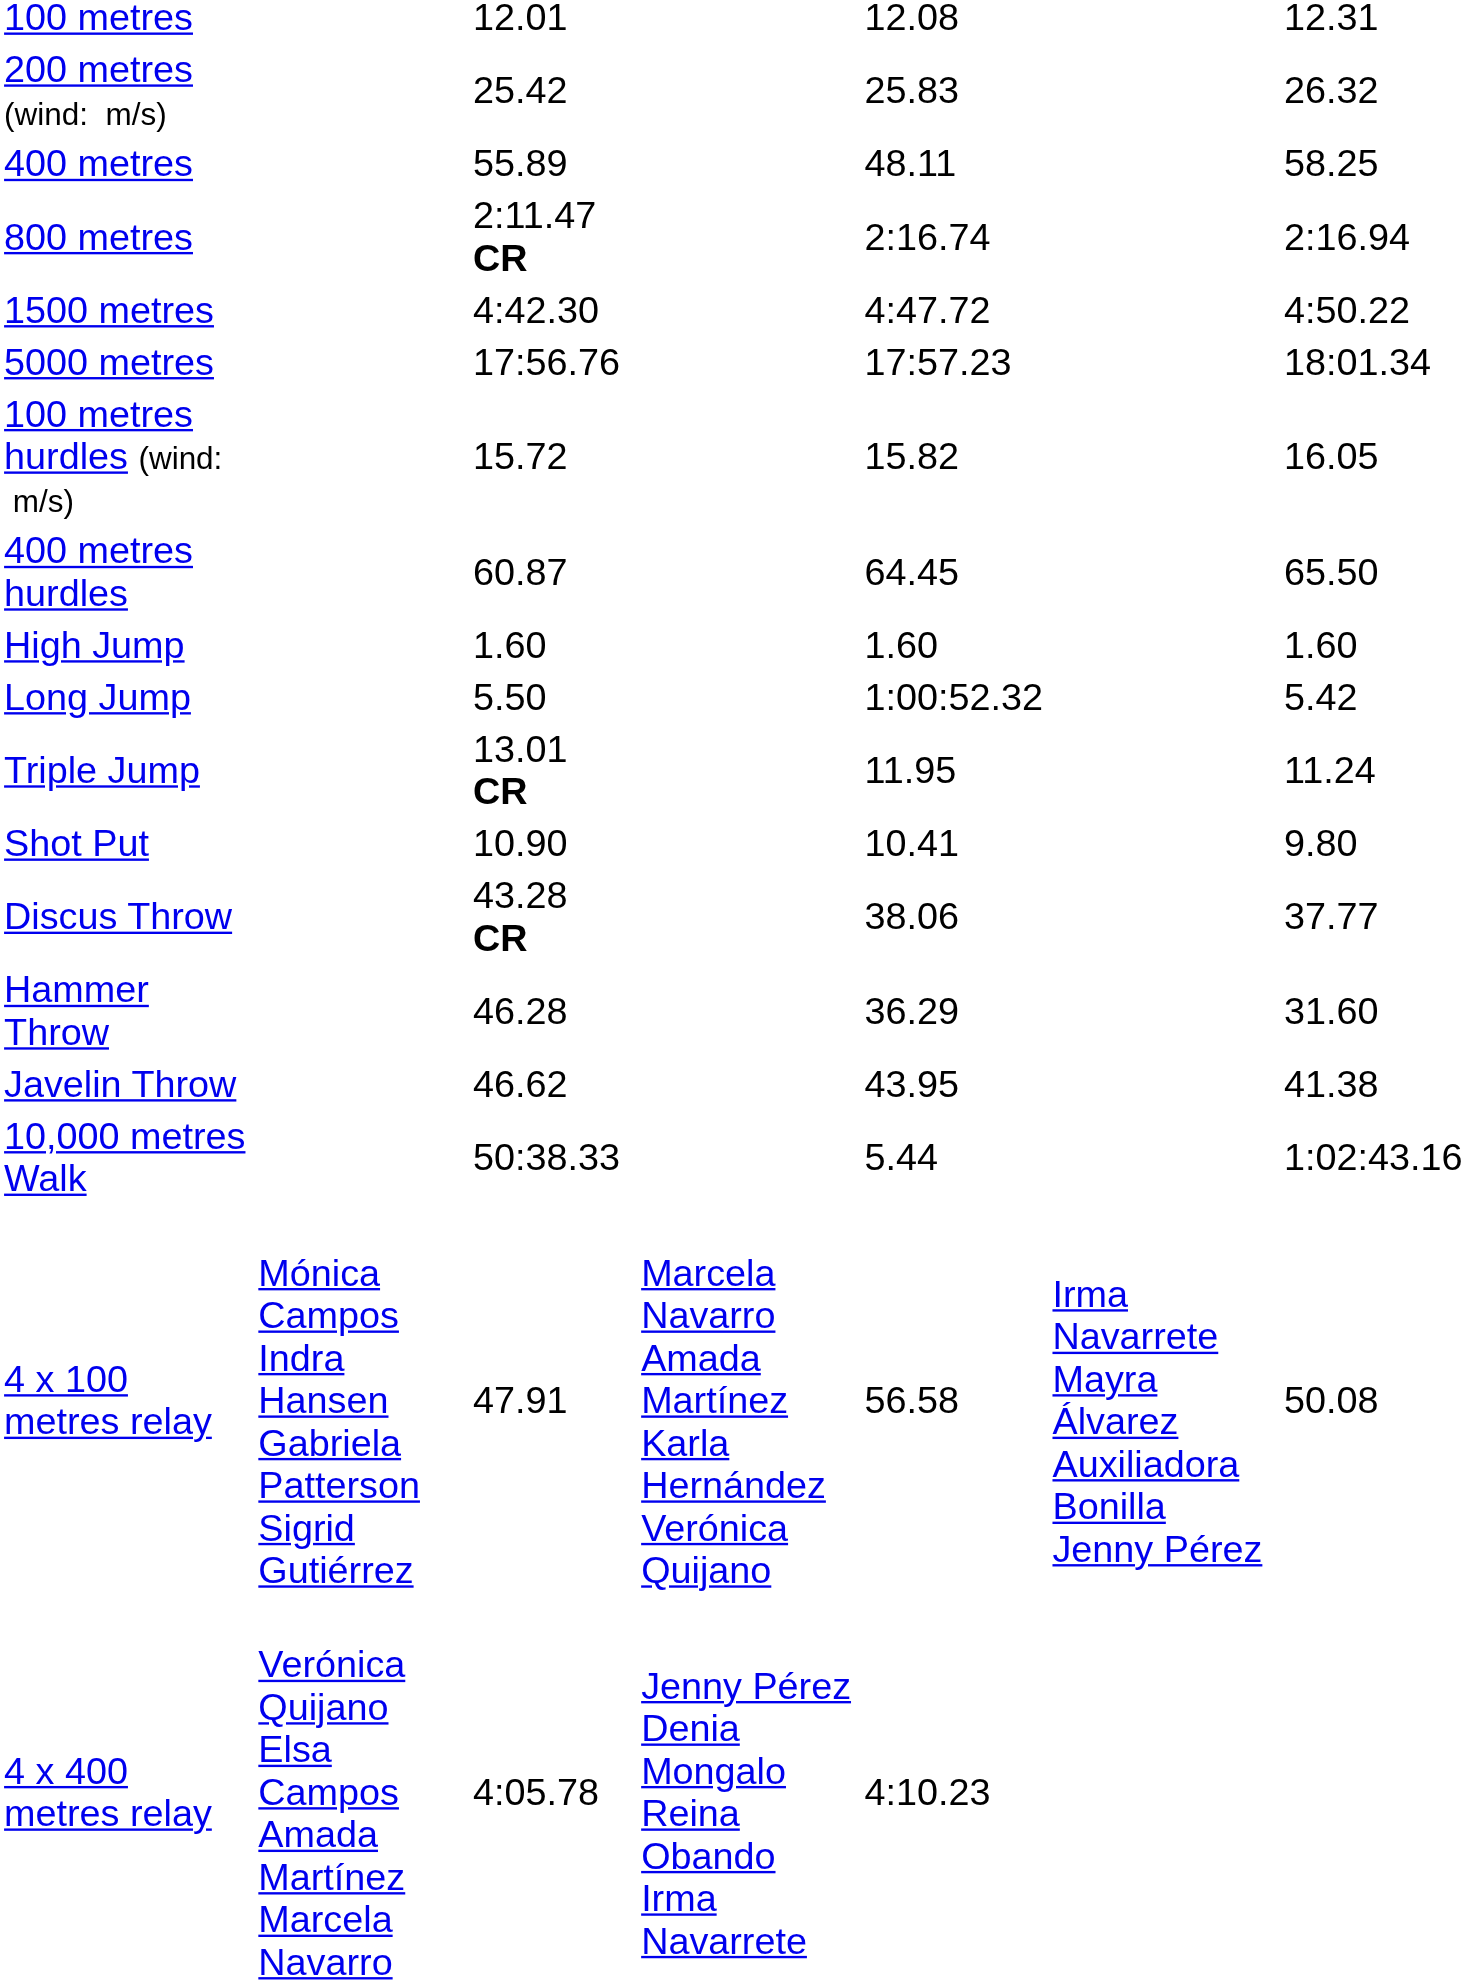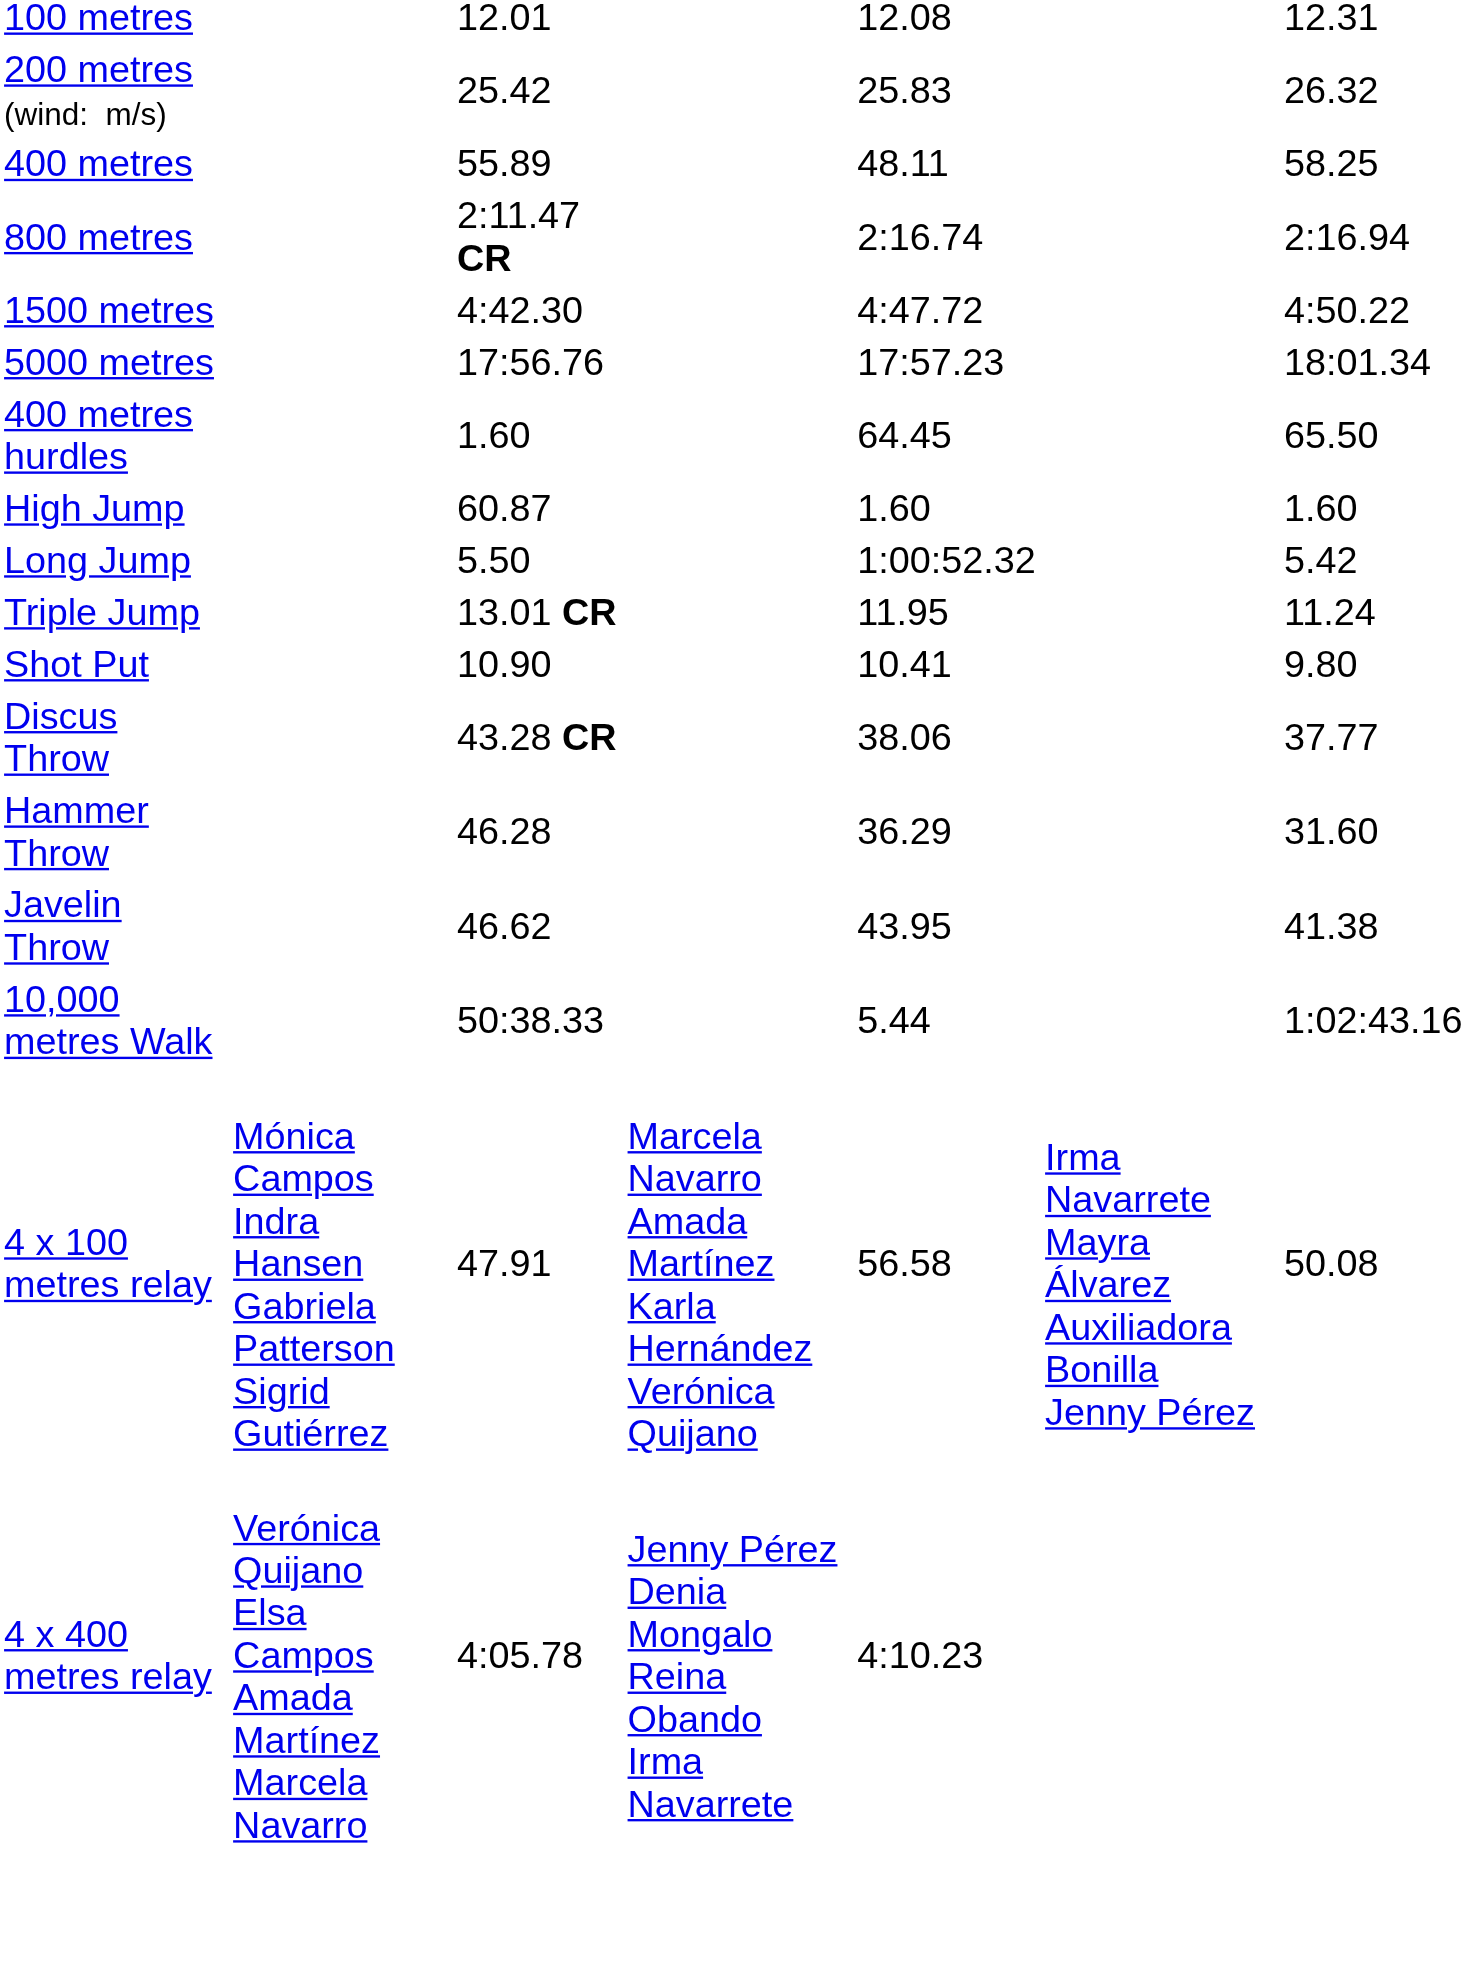- row: (113, 456)
(520, 572) 60.87 -> (494, 435) 1.60
(510, 645) 1.60 -> (504, 508) 60.87
